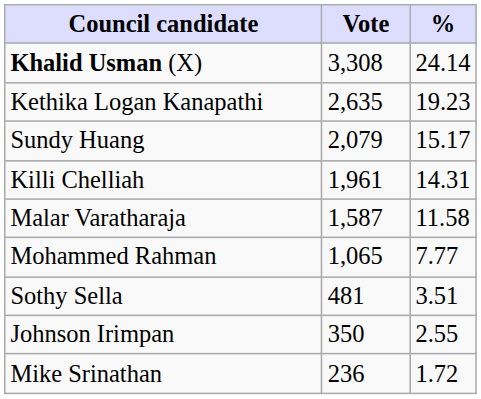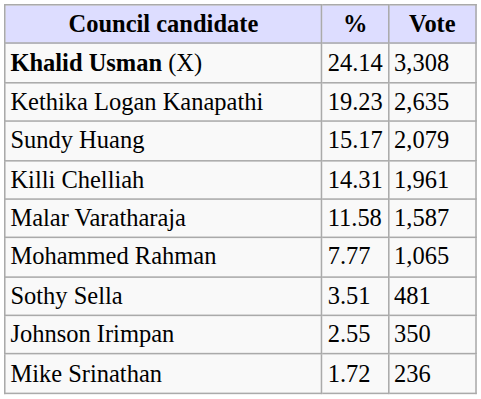columns swapped: (366, 23) <-> (443, 23)
